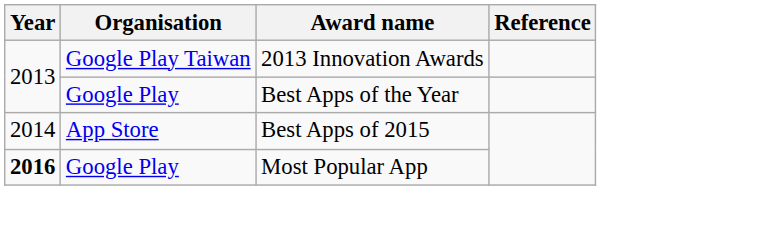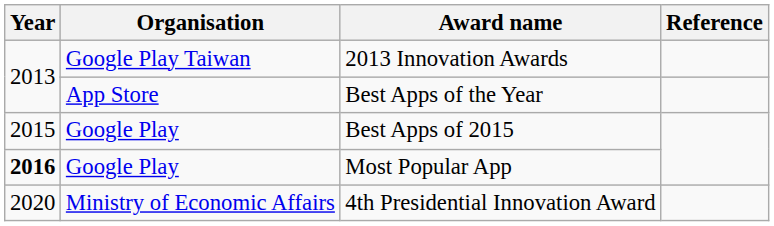(122, 94) Google Play -> (112, 94) App Store
(33, 130) 2014 -> (33, 130) 2015
(112, 130) App Store -> (122, 130) Google Play
+ row: (500, 202)
